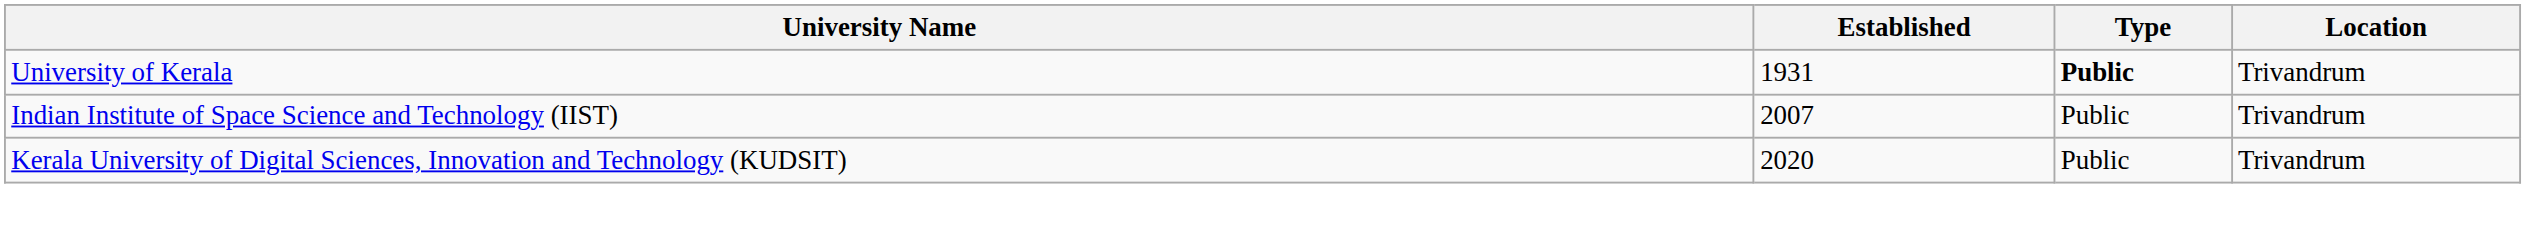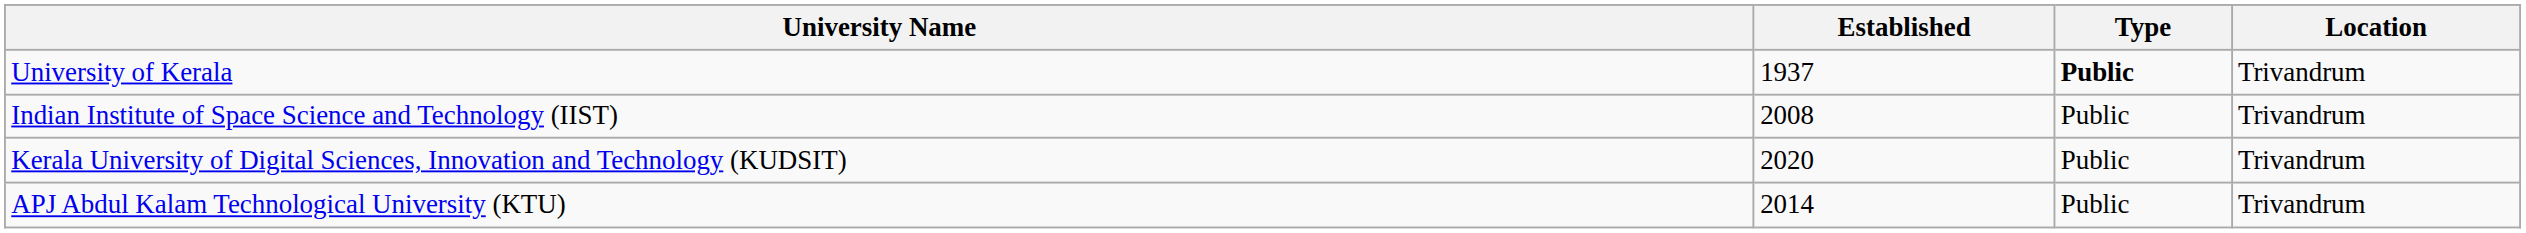(1787, 71) 1931 -> (1787, 71) 1937
(1787, 115) 2007 -> (1787, 115) 2008
+ row: (288, 204)
